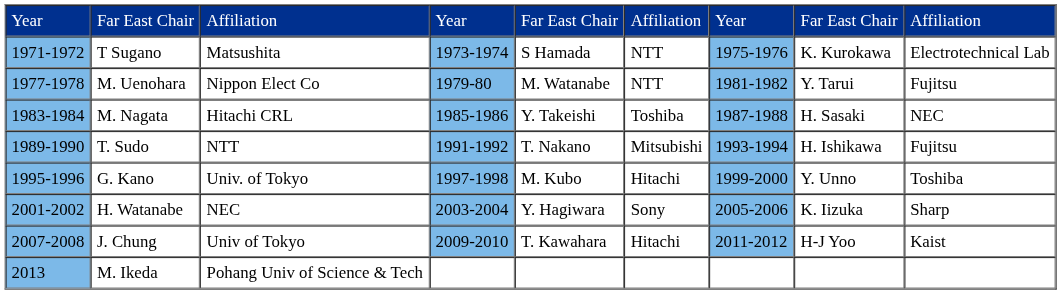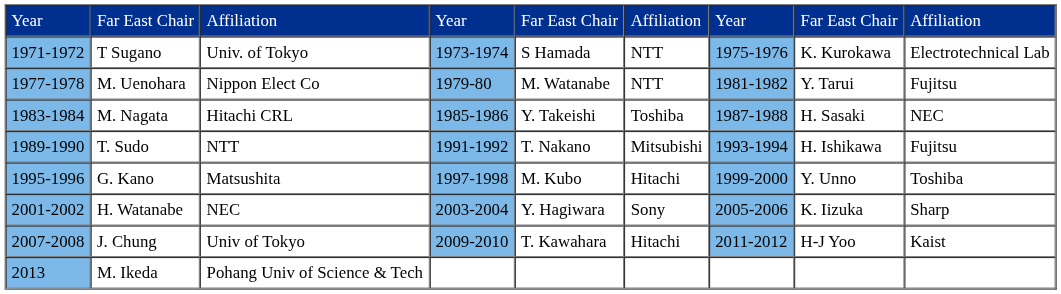(243, 52) Matsushita -> (257, 52) Univ. of Tokyo
(257, 178) Univ. of Tokyo -> (243, 178) Matsushita
